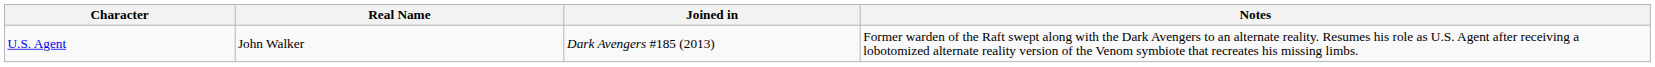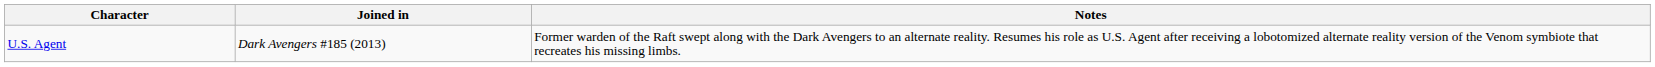- column: (399, 15)
